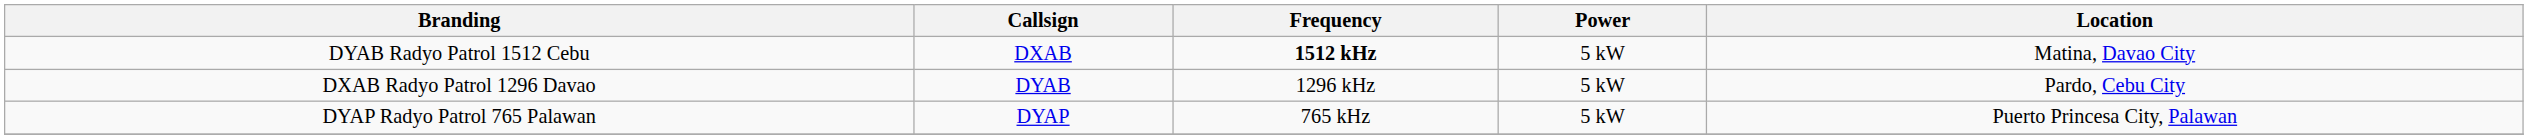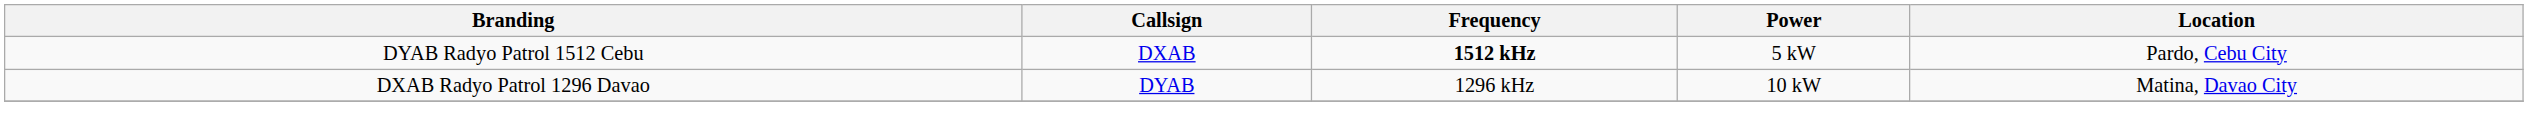(2115, 52) Matina, Davao City -> (2217, 52) Pardo, Cebu City
(1603, 85) 5 kW -> (1794, 85) 10 kW
(2115, 85) Pardo, Cebu City -> (2217, 85) Matina, Davao City
- row: (459, 117)
